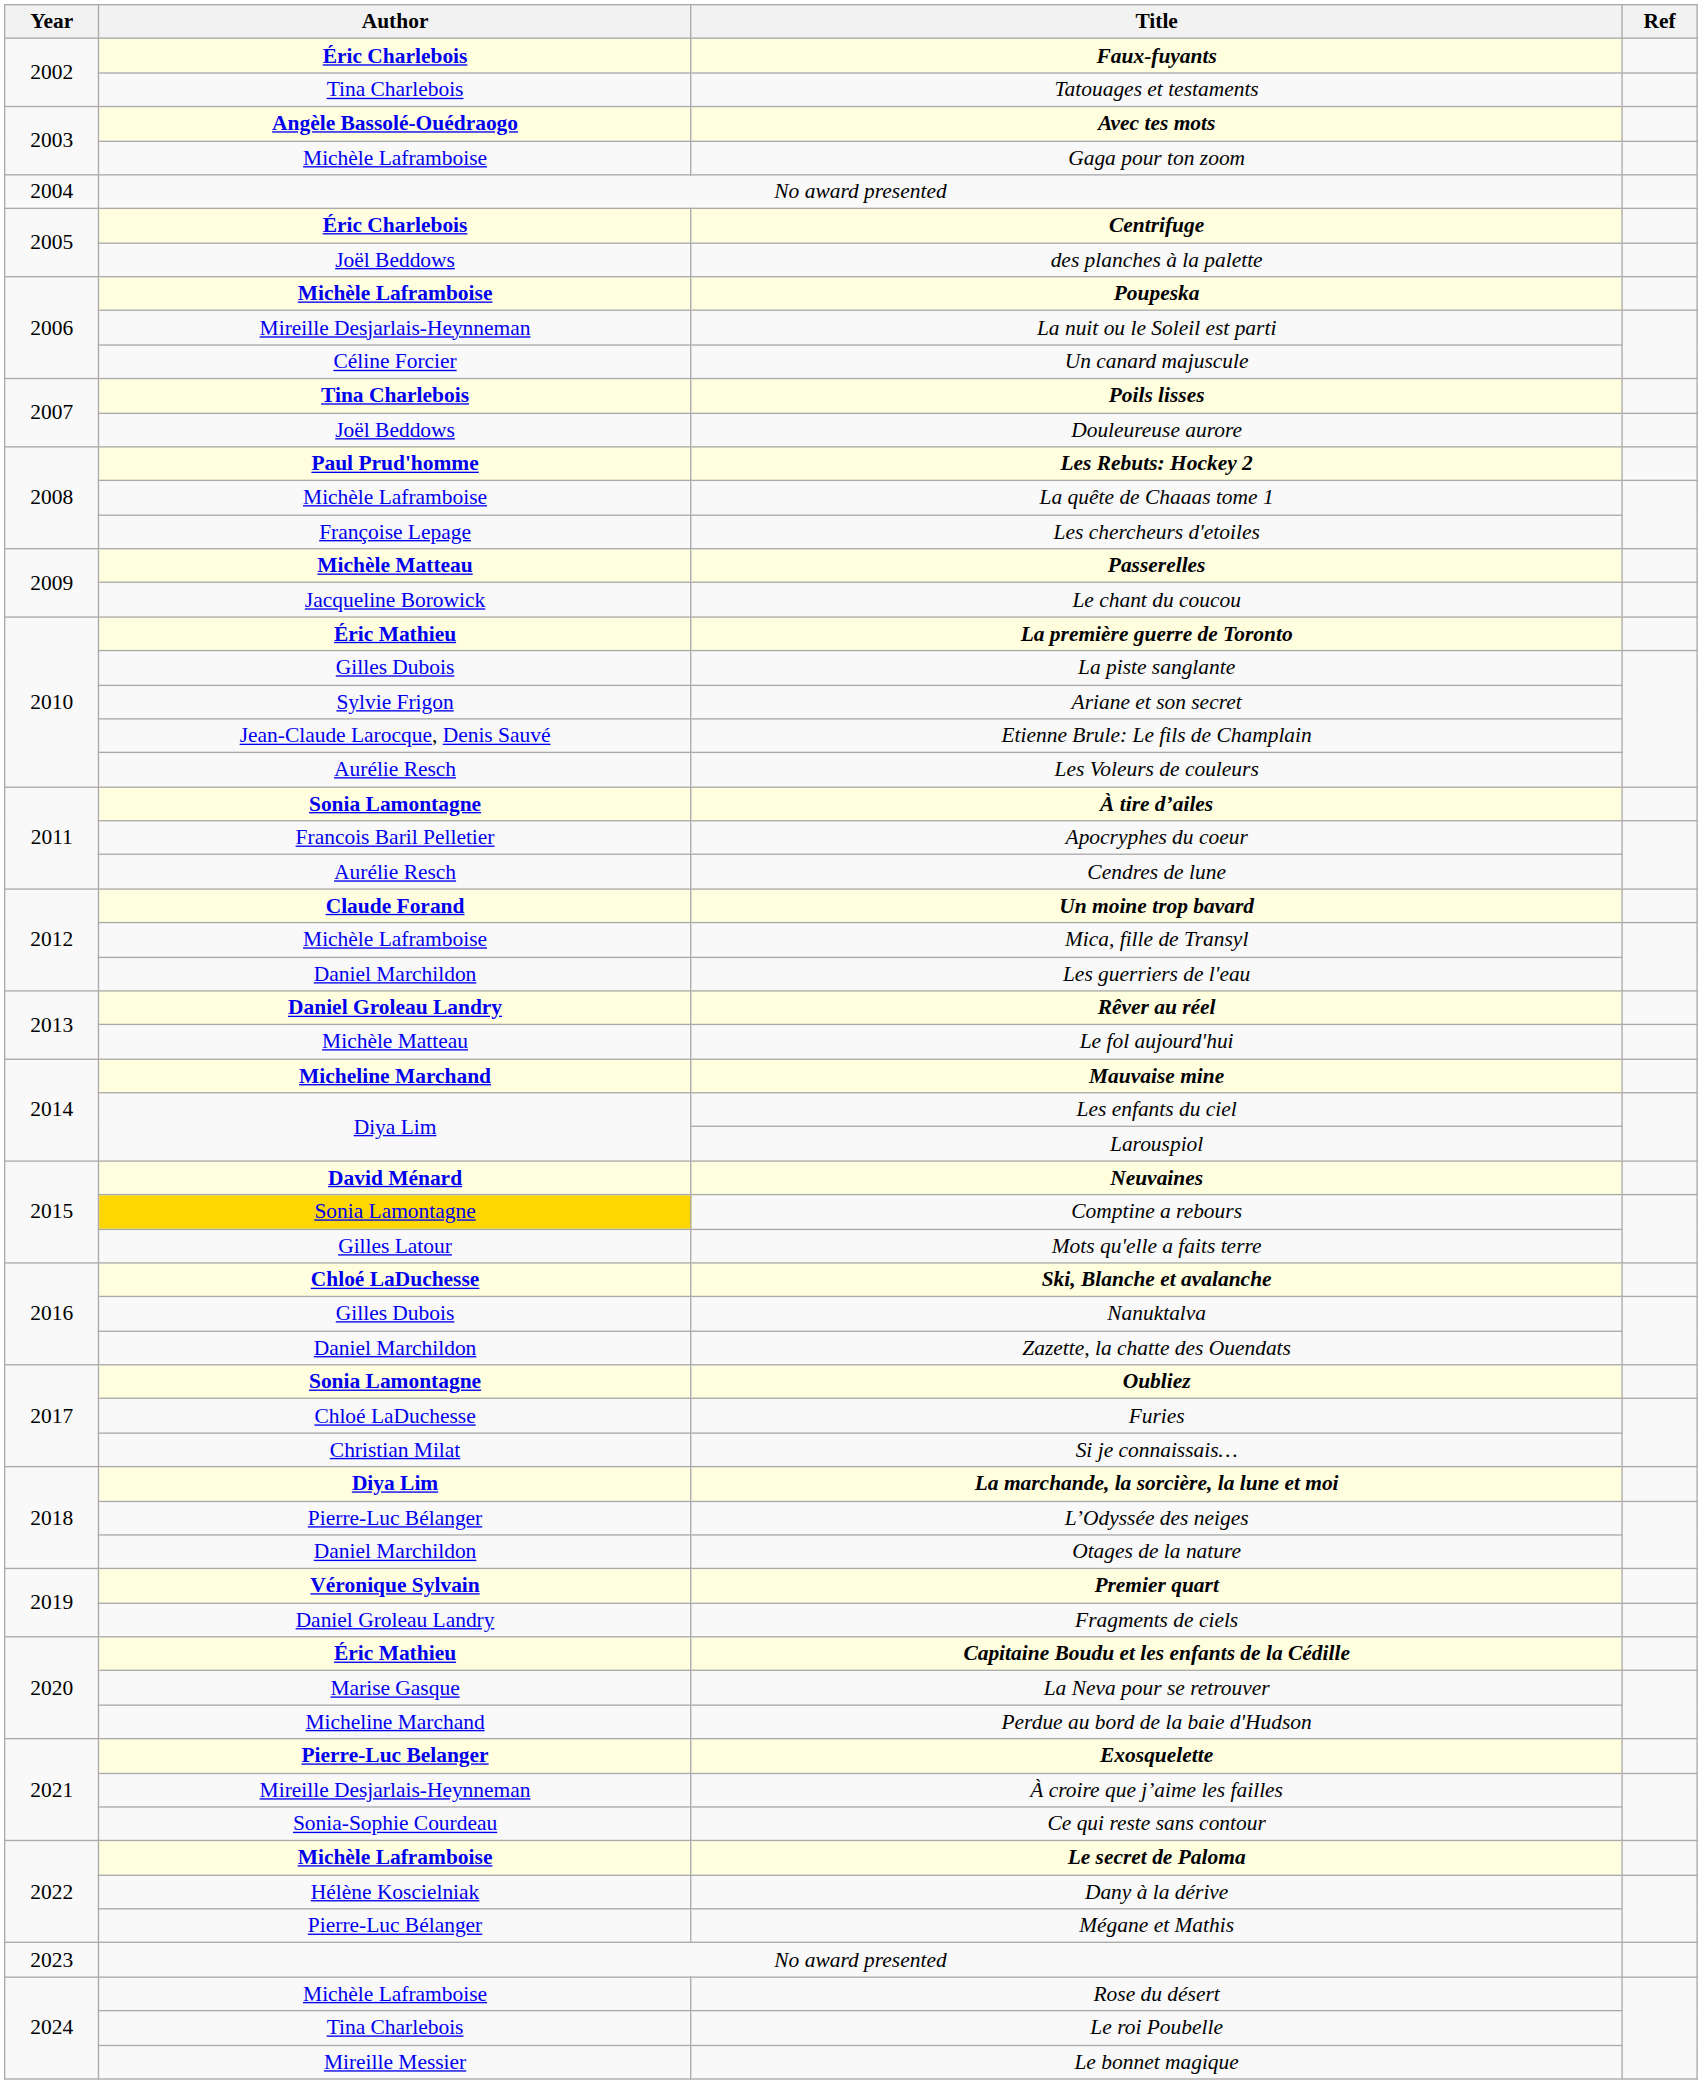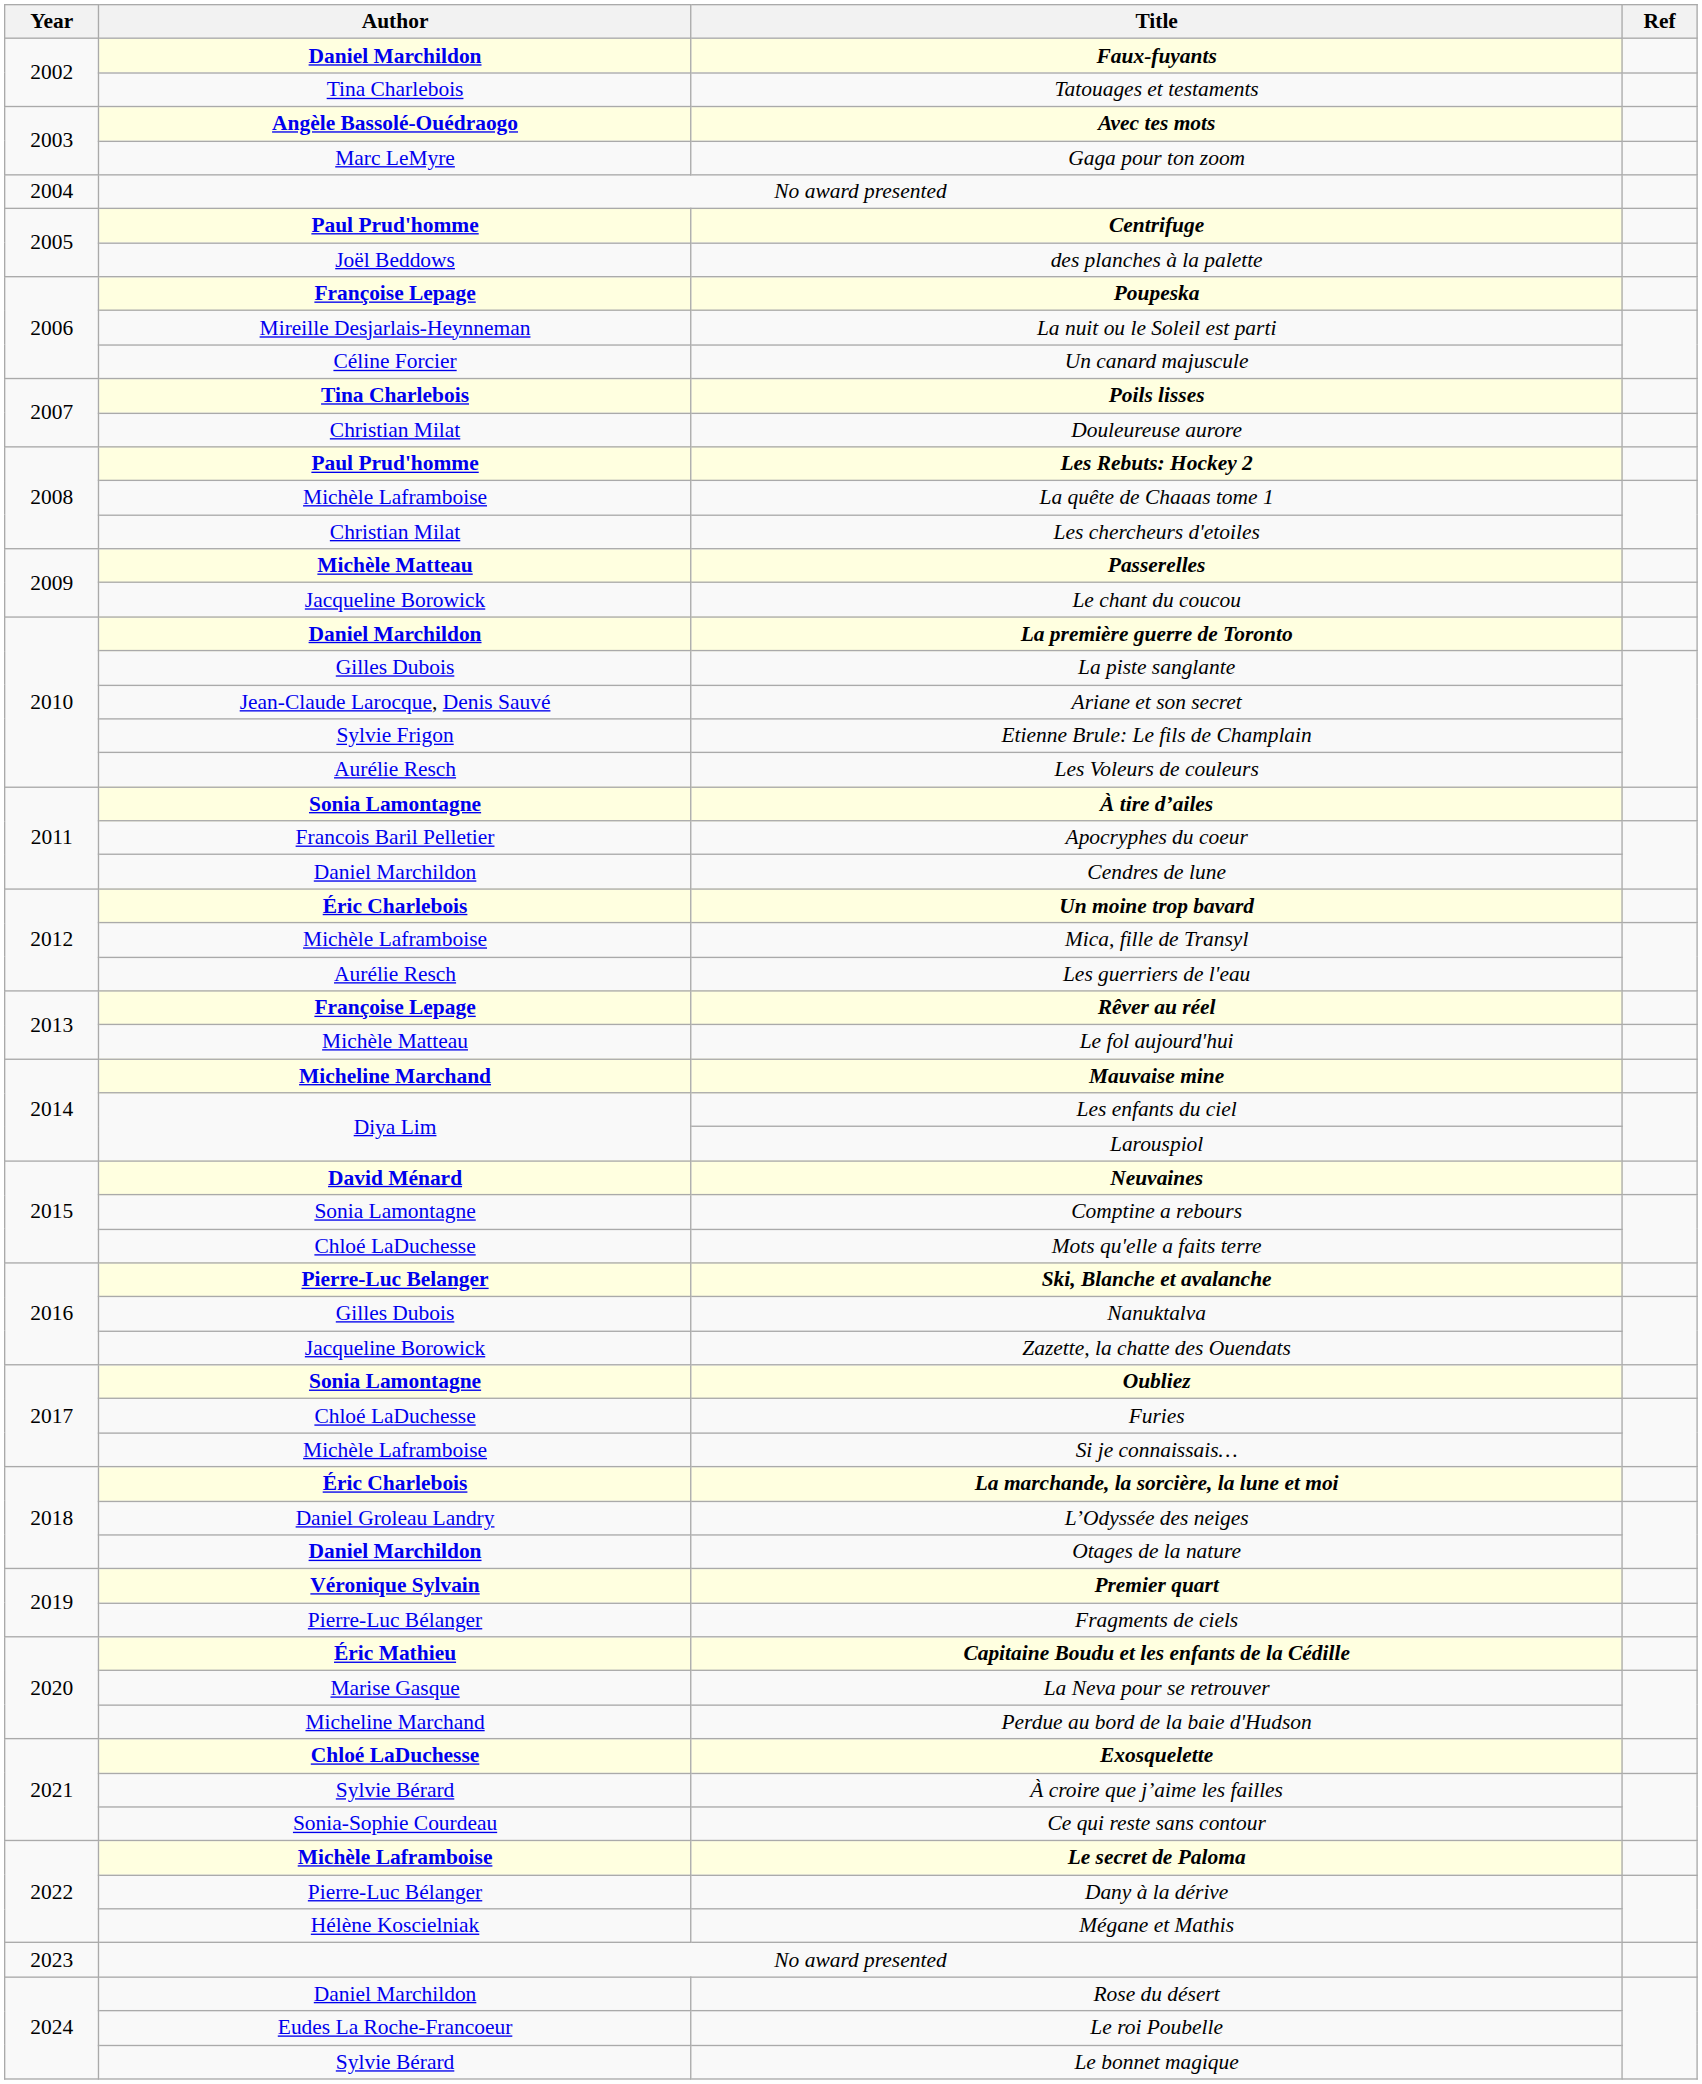(395, 55) Éric Charlebois -> (395, 55) Daniel Marchildon
(395, 157) Michèle Laframboise -> (395, 157) Marc LeMyre
(395, 225) Éric Charlebois -> (395, 225) Paul Prud'homme
(395, 293) Michèle Laframboise -> (395, 293) Françoise Lepage
(395, 429) Joël Beddows -> (395, 429) Christian Milat
(395, 531) Françoise Lepage -> (395, 531) Christian Milat
(395, 633) Éric Mathieu -> (395, 633) Daniel Marchildon
(395, 701) Sylvie Frigon -> (395, 701) Jean-Claude Larocque, Denis Sauvé
(395, 735) Jean-Claude Larocque, Denis Sauvé -> (395, 735) Sylvie Frigon
(395, 871) Aurélie Resch -> (395, 871) Daniel Marchildon
(395, 905) Claude Forand -> (395, 905) Éric Charlebois
(395, 973) Daniel Marchildon -> (395, 973) Aurélie Resch
(395, 1007) Daniel Groleau Landry -> (395, 1007) Françoise Lepage
(395, 1211) gold background -> (395, 1211) no background
(395, 1245) Gilles Latour -> (395, 1245) Chloé LaDuchesse
(395, 1279) Chloé LaDuchesse -> (395, 1279) Pierre-Luc Belanger
(395, 1347) Daniel Marchildon -> (395, 1347) Jacqueline Borowick
(395, 1449) Christian Milat -> (395, 1449) Michèle Laframboise
(395, 1483) Diya Lim -> (395, 1483) Éric Charlebois
(395, 1517) Pierre-Luc Bélanger -> (395, 1517) Daniel Groleau Landry
(395, 1551) normal -> (395, 1551) bold
(395, 1619) Daniel Groleau Landry -> (395, 1619) Pierre-Luc Bélanger
(395, 1755) Pierre-Luc Belanger -> (395, 1755) Chloé LaDuchesse
(395, 1789) Mireille Desjarlais-Heynneman -> (395, 1789) Sylvie Bérard
(395, 1891) Hélène Koscielniak -> (395, 1891) Pierre-Luc Bélanger
(395, 1925) Pierre-Luc Bélanger -> (395, 1925) Hélène Koscielniak
(395, 1993) Michèle Laframboise -> (395, 1993) Daniel Marchildon
(395, 2027) Tina Charlebois -> (395, 2027) Eudes La Roche-Francoeur
(395, 2061) Mireille Messier -> (395, 2061) Sylvie Bérard
